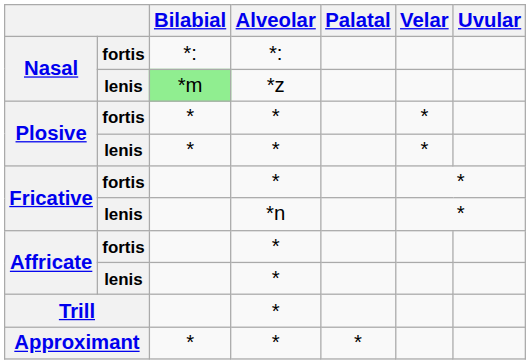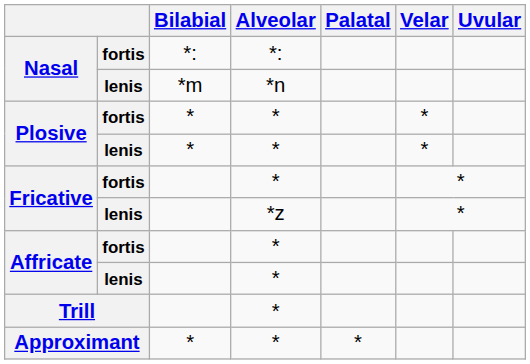(190, 85) lightgreen background -> (190, 85) no background
(276, 85) *z -> (276, 85) *n
(276, 213) *n -> (276, 213) *z
